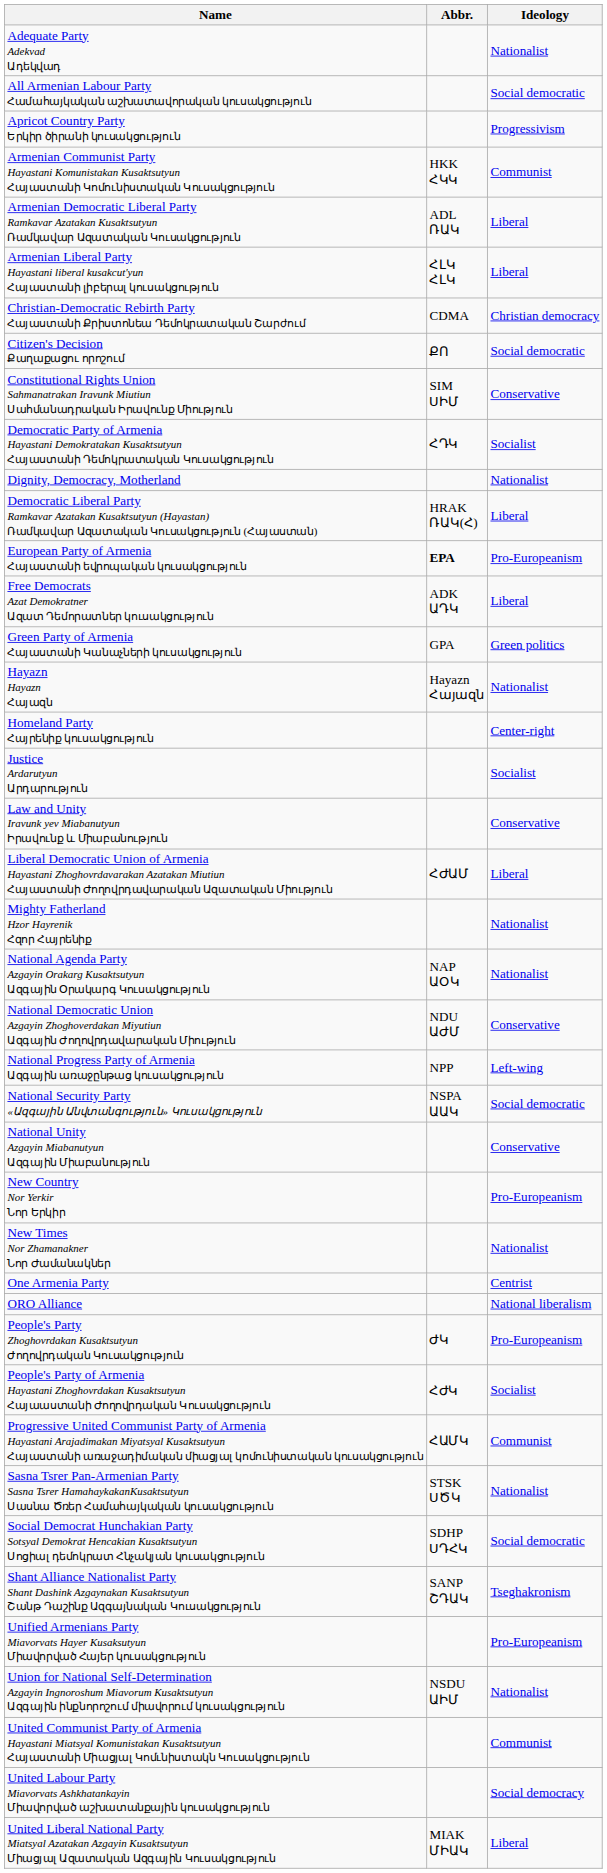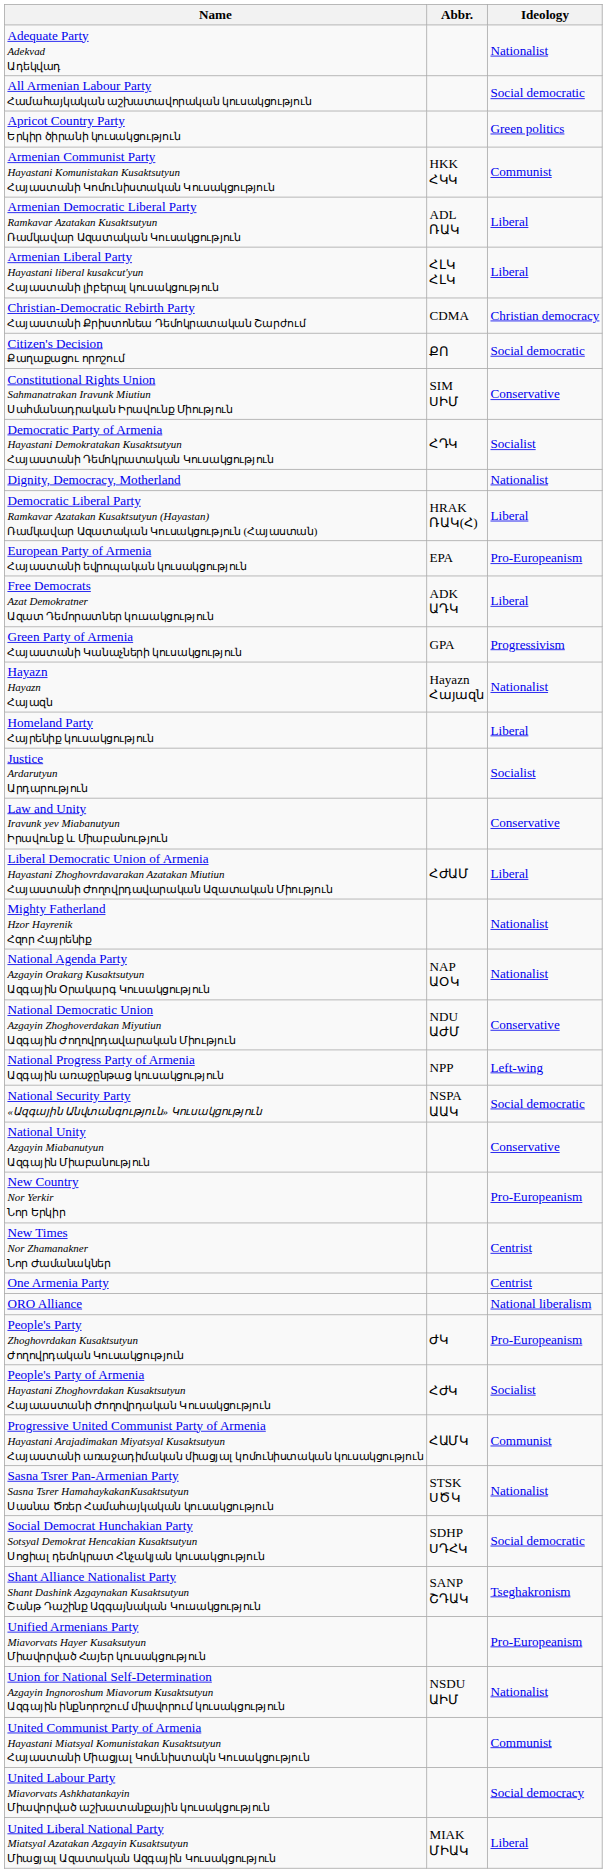(528, 128) Progressivism -> (527, 128) Green politics
(442, 558) bold -> (441, 558) normal
(527, 644) Green politics -> (528, 644) Progressivism
(522, 730) Center-right -> (509, 730) Liberal
(519, 1247) Nationalist -> (511, 1247) Centrist
